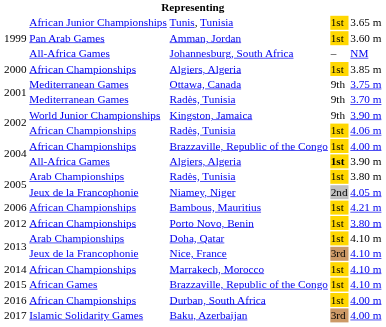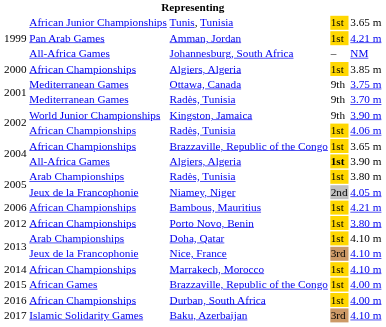(366, 38) 3.60 m -> (366, 38) 4.21 m
(366, 146) 4.00 m -> (366, 146) 3.65 m
(366, 284) 4.10 m -> (366, 284) 4.00 m
(366, 315) 4.00 m -> (366, 315) 4.10 m
